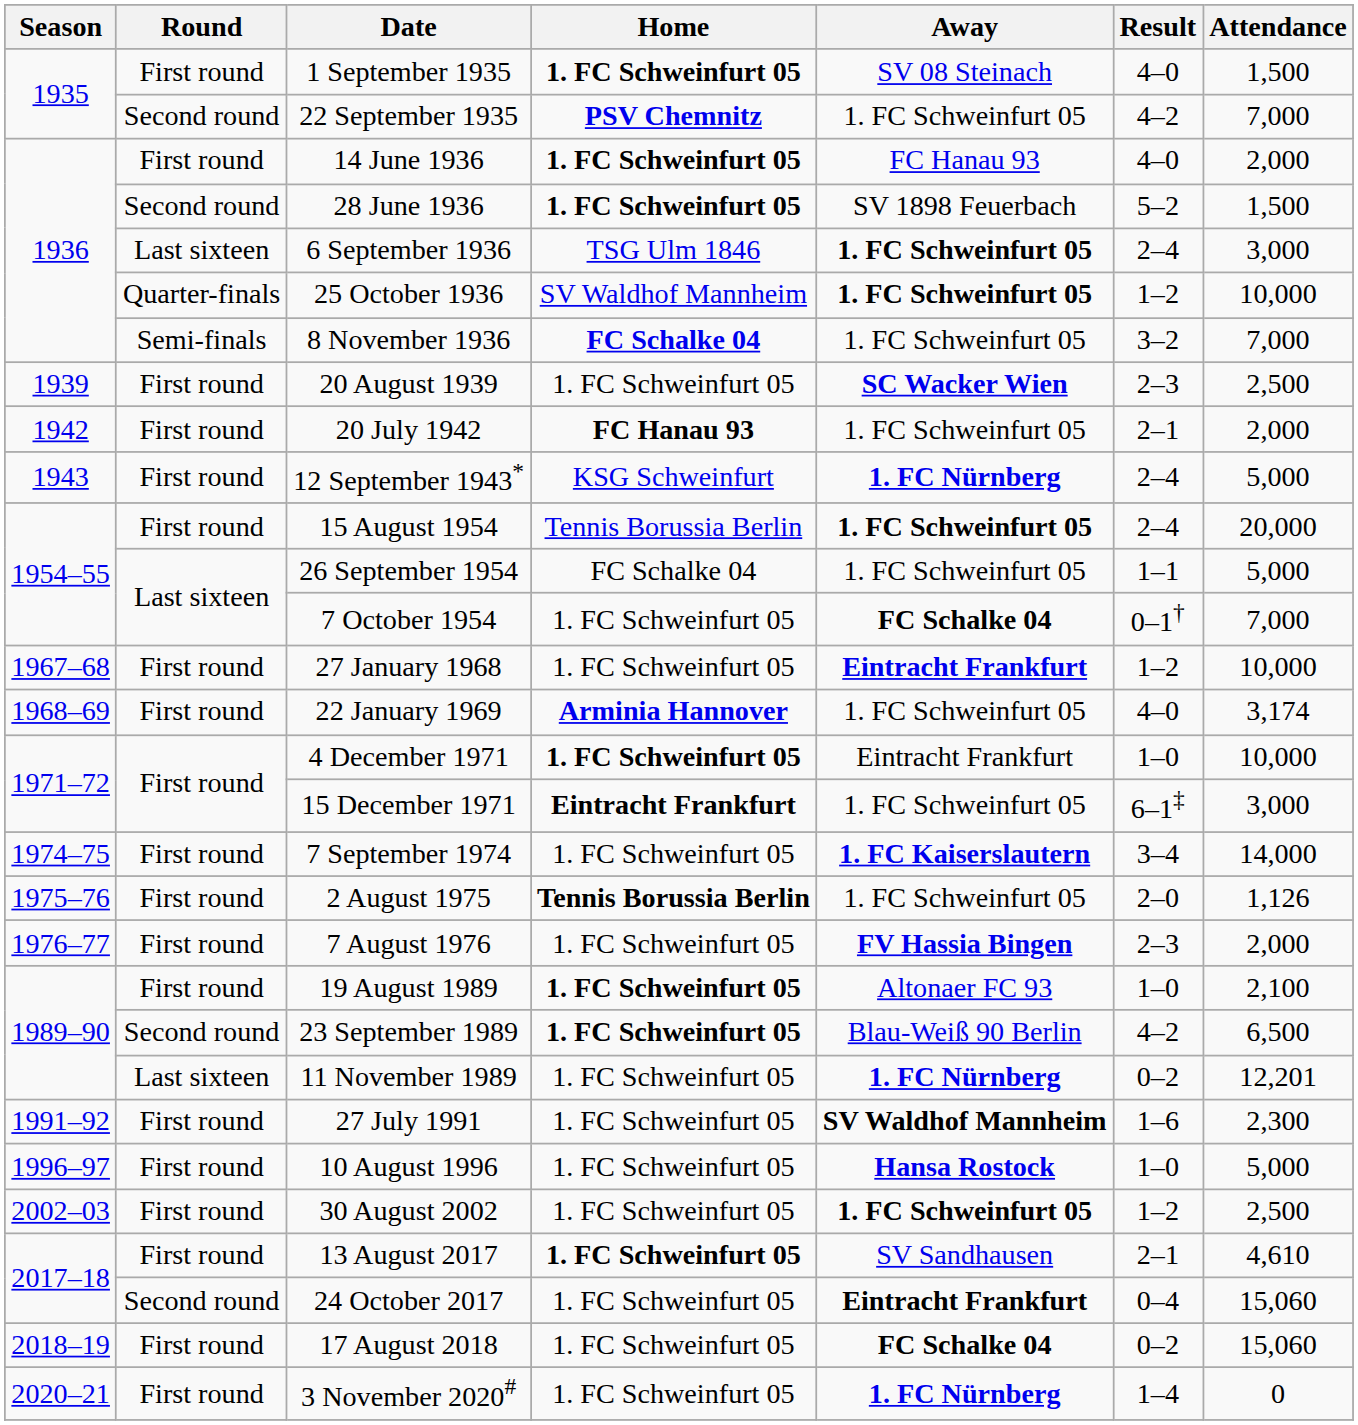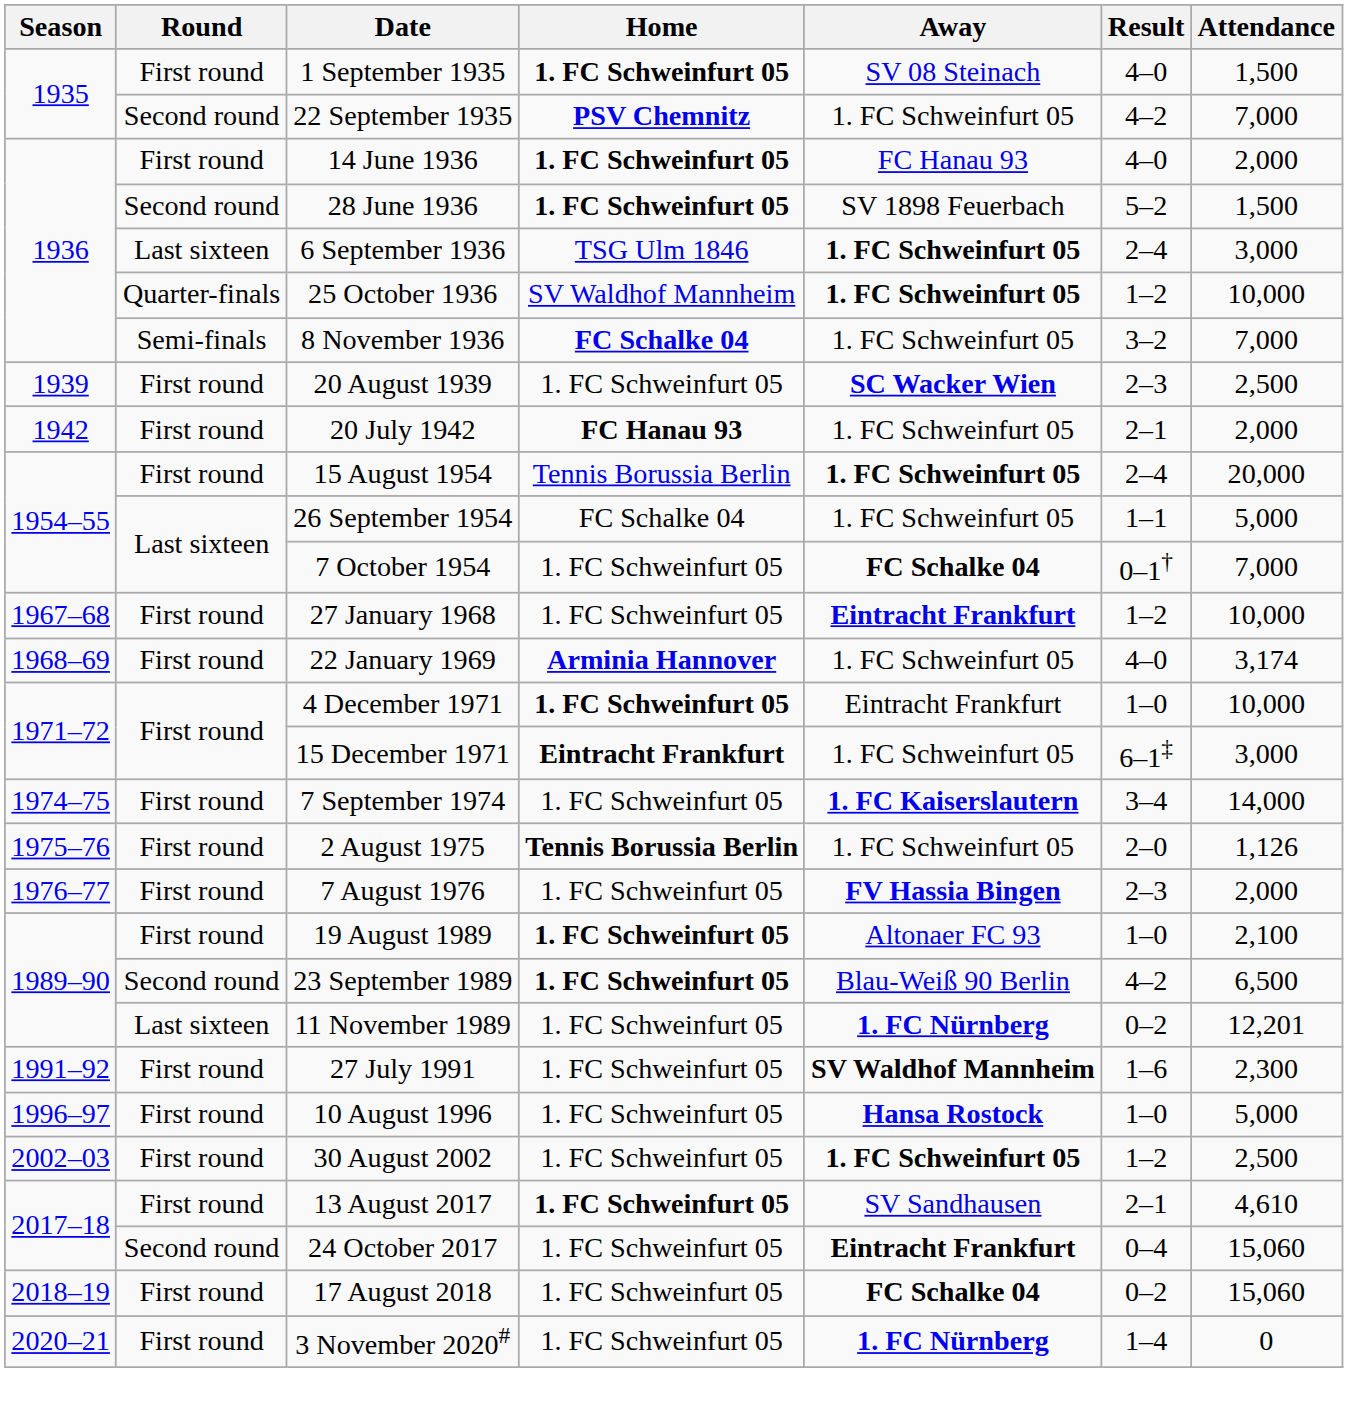- row: (409, 477)
